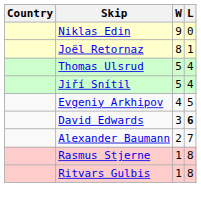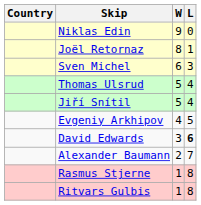+ row: (94, 67)
